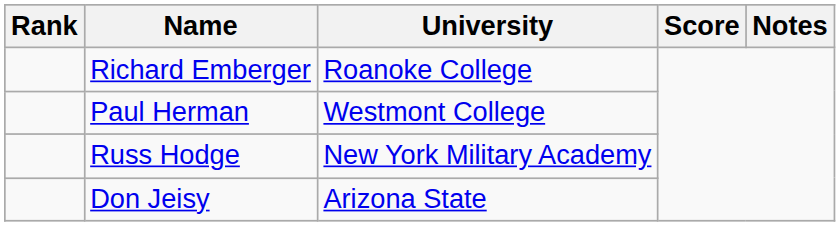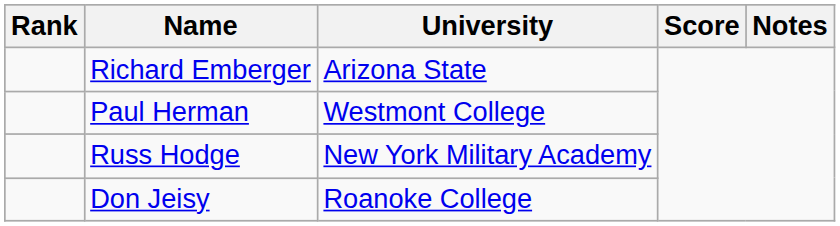(428, 69) Roanoke College -> (405, 69) Arizona State
(405, 198) Arizona State -> (428, 198) Roanoke College
